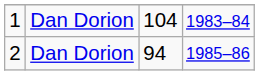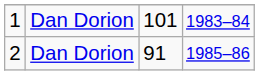(160, 20) 104 -> (160, 20) 101
(155, 53) 94 -> (155, 53) 91
